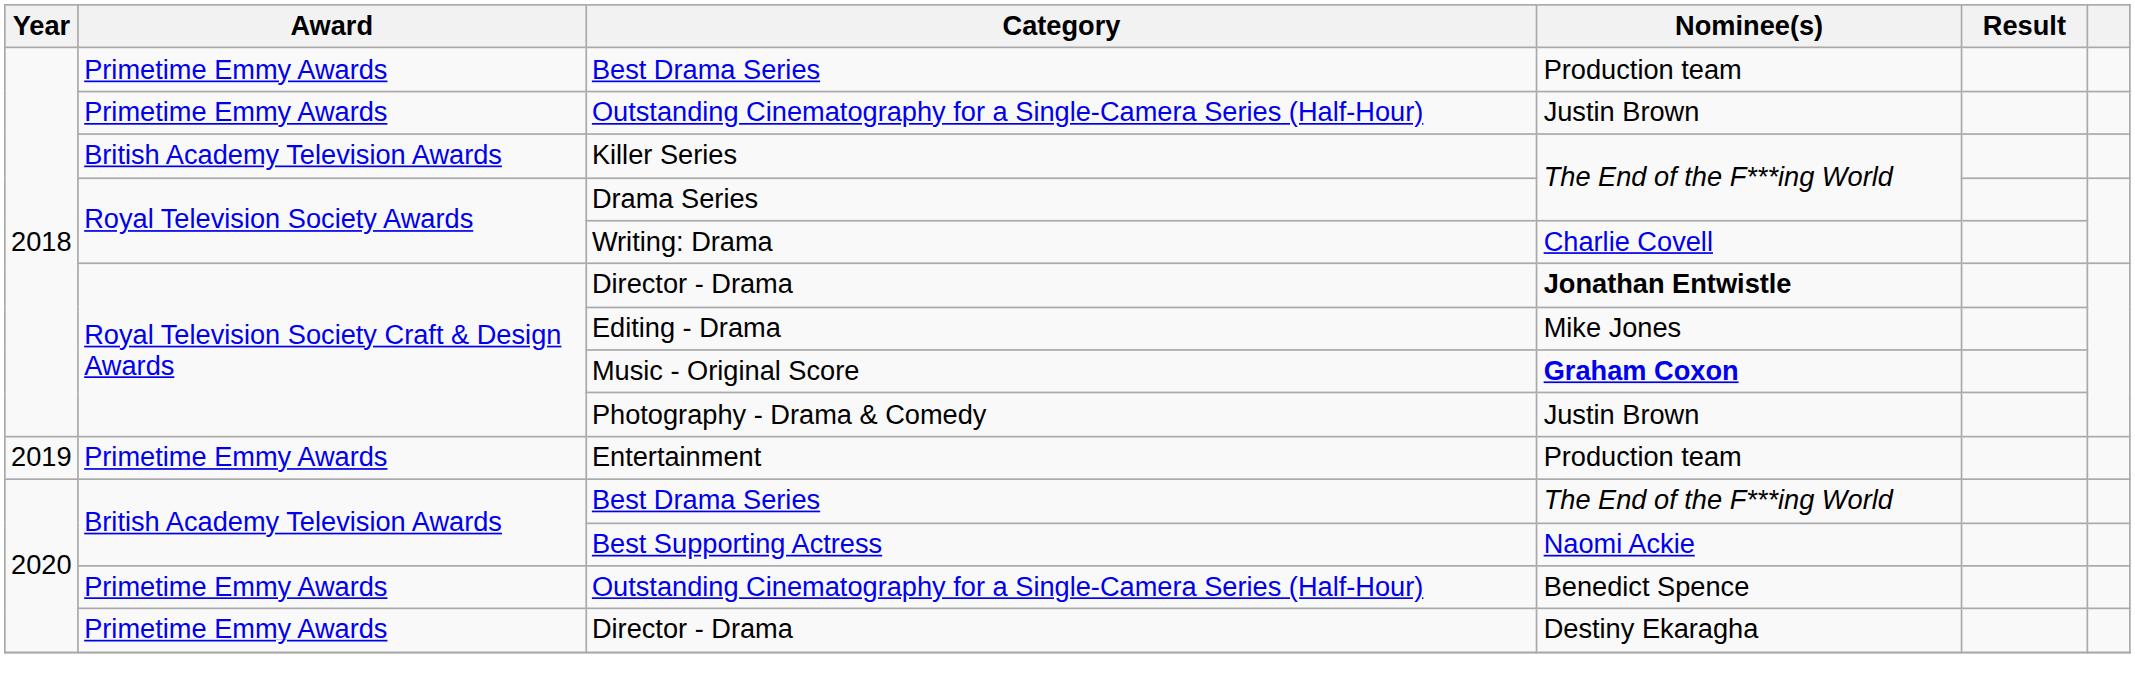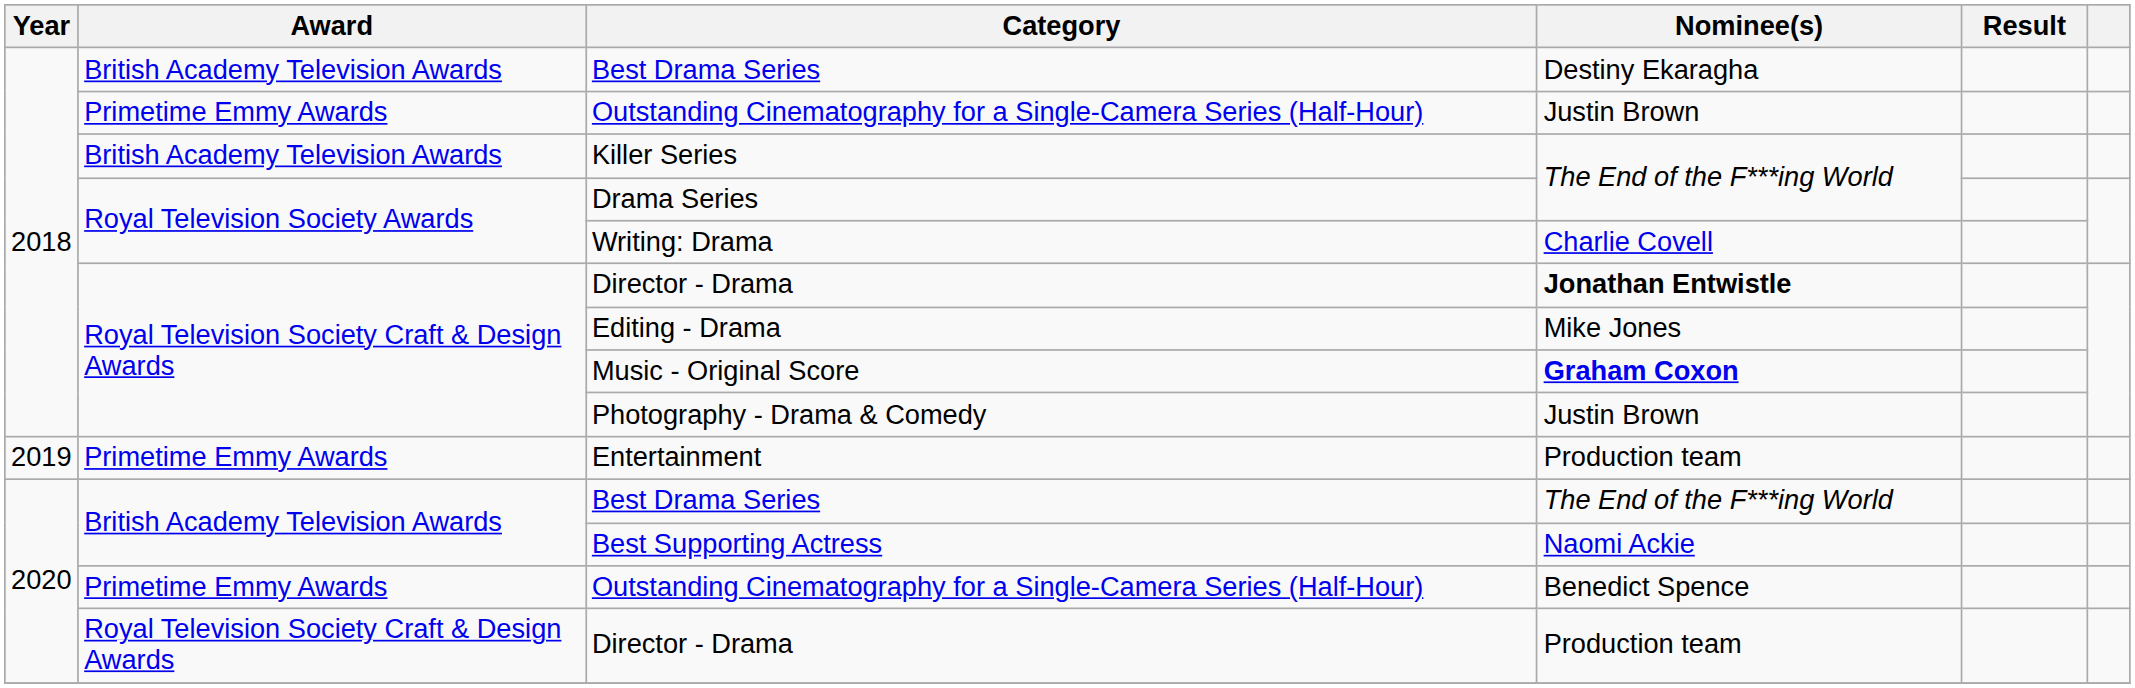(236, 69) Primetime Emmy Awards -> (293, 69) British Academy Television Awards
(1643, 69) Production team -> (1651, 69) Destiny Ekaragha
(236, 629) Primetime Emmy Awards -> (323, 645) Royal Television Society Craft & Design Awards
(1651, 629) Destiny Ekaragha -> (1643, 645) Production team
